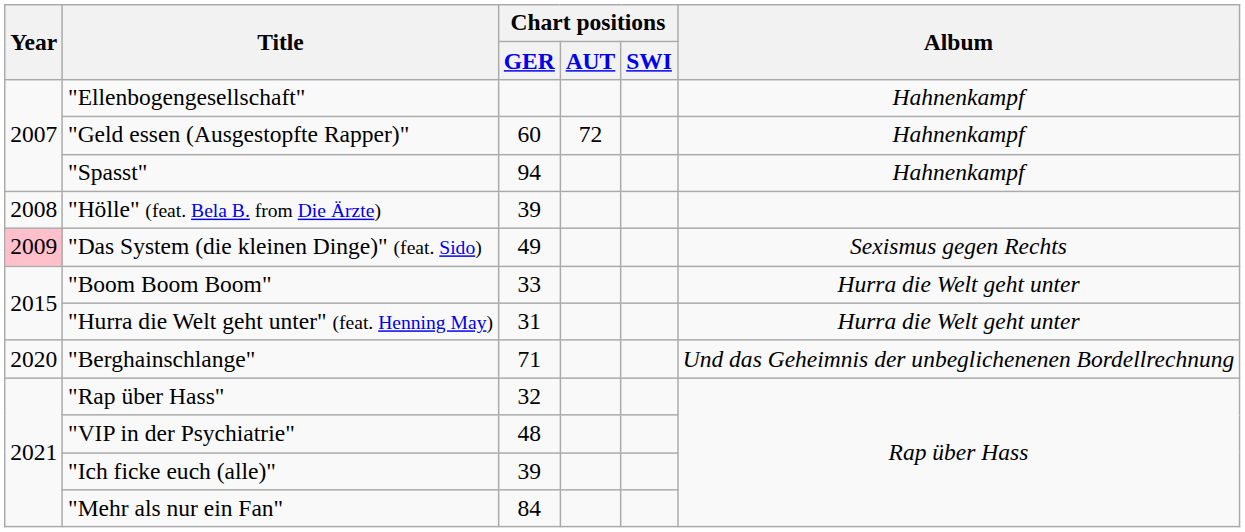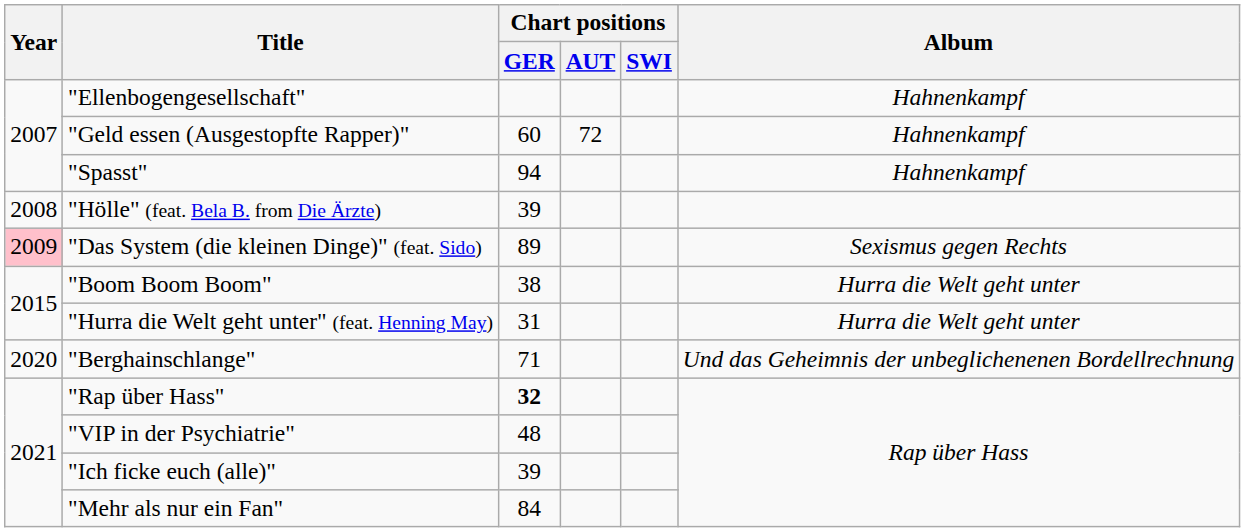(529, 246) 49 -> (529, 246) 89
(529, 284) 33 -> (529, 284) 38
(529, 396) normal -> (529, 396) bold
